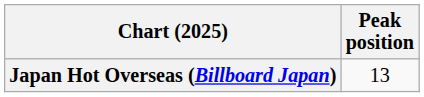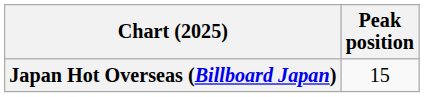(380, 75) 13 -> (380, 75) 15
